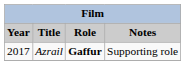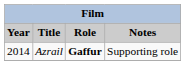(18, 51) 2017 -> (18, 51) 2014
